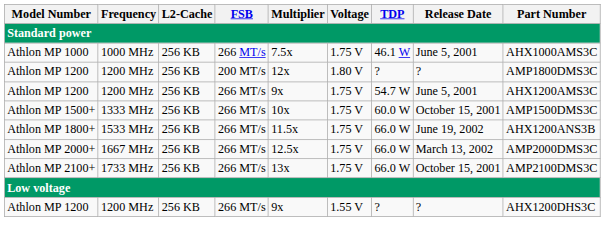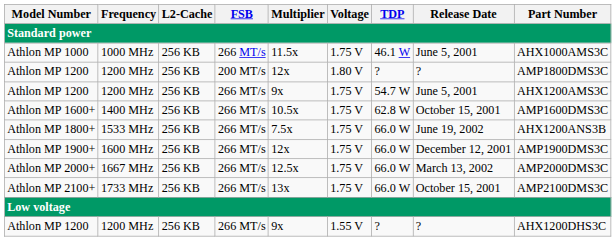(282, 52) 7.5x -> (285, 52) 11.5x
- row: (51, 110)
+ row: (51, 110)
(285, 129) 11.5x -> (282, 129) 7.5x
+ row: (51, 149)
